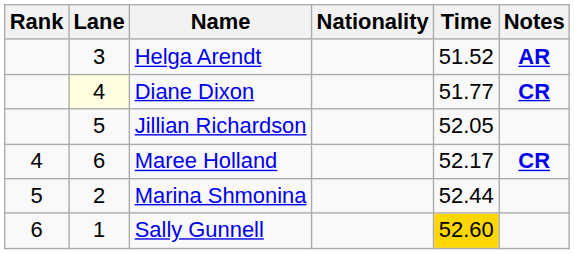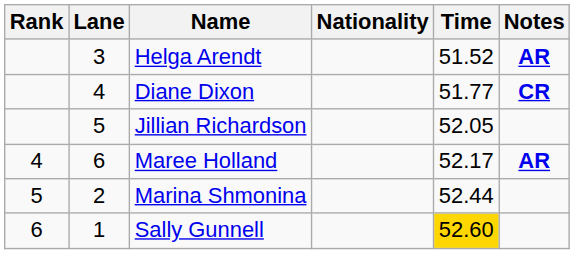(99, 91) lightyellow background -> (99, 91) no background
(534, 160) CR -> (534, 160) AR
